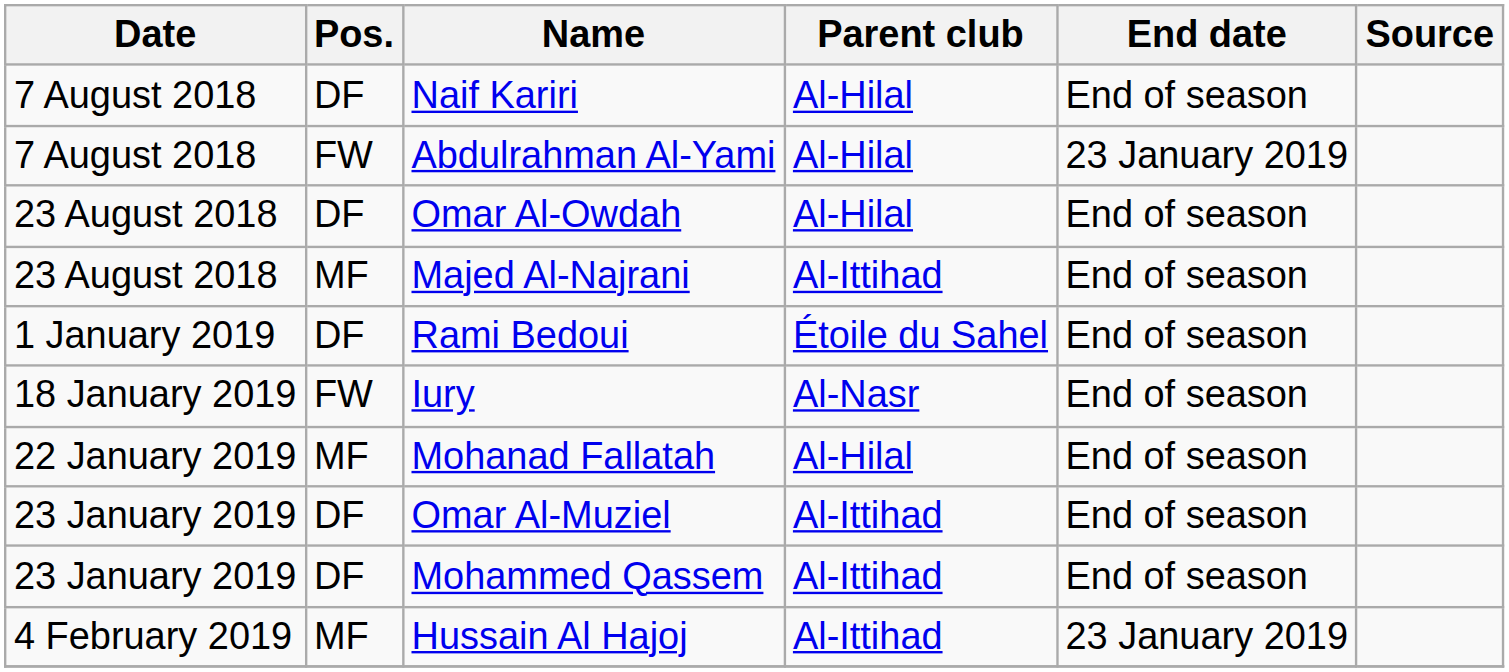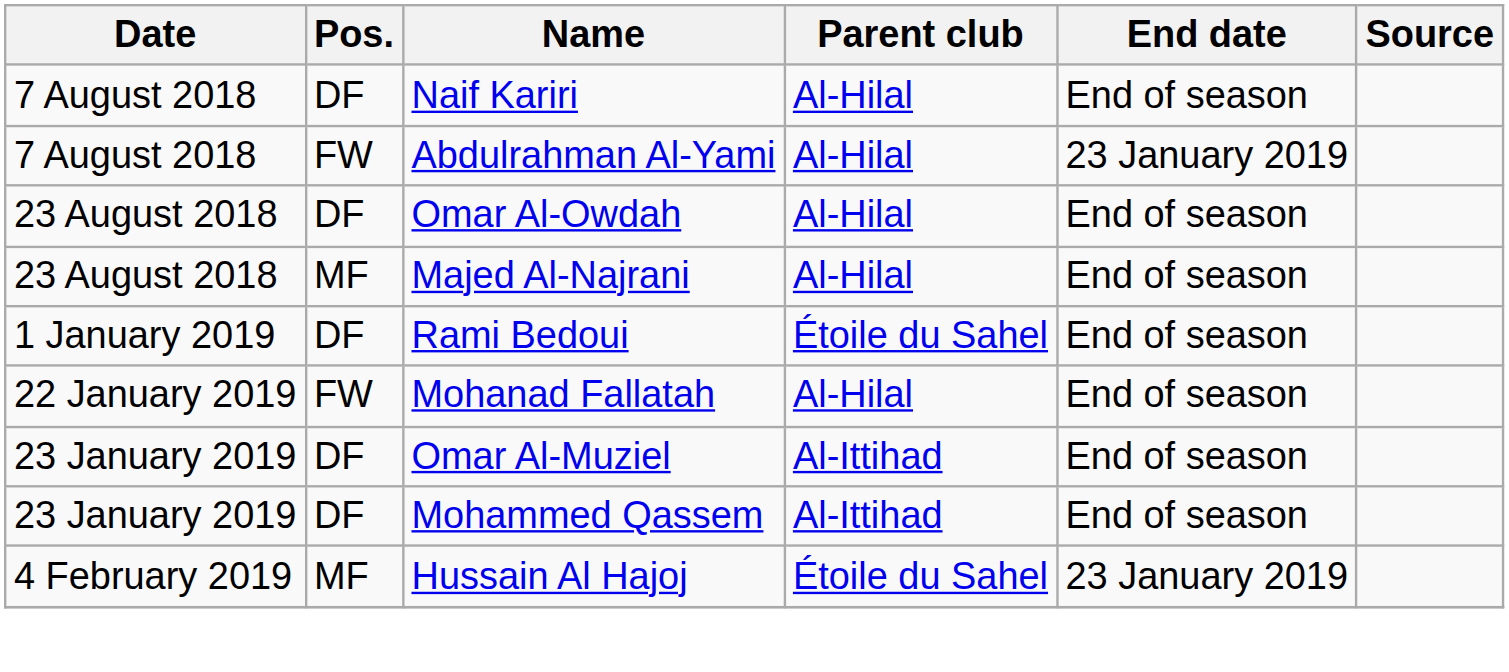(868, 275) Al-Ittihad -> (853, 275) Al-Hilal
- row: (443, 395)
(341, 455) MF -> (343, 395) FW
(868, 635) Al-Ittihad -> (920, 575) Étoile du Sahel
